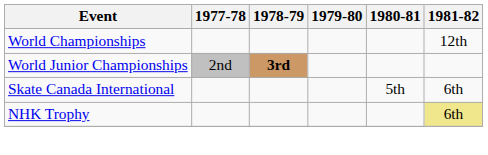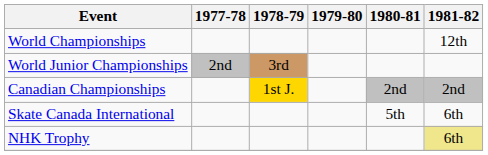(279, 65) bold -> (279, 65) normal
+ row: (87, 89)
